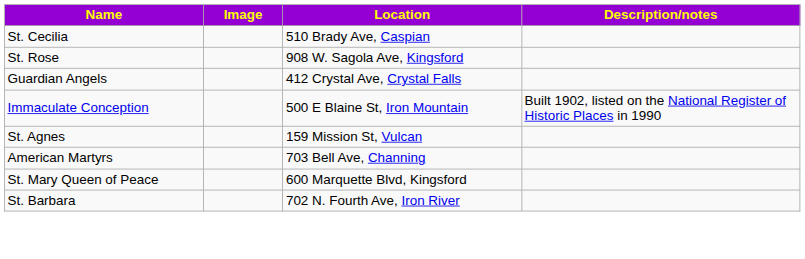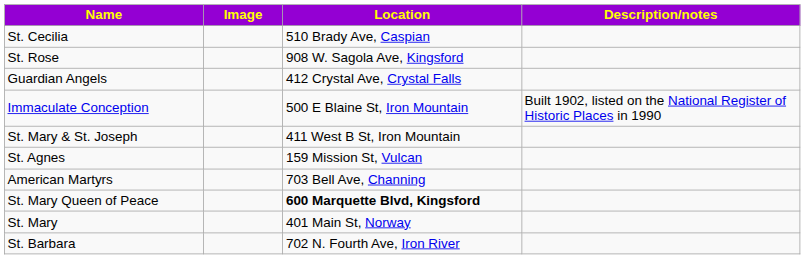+ row: (73, 136)
(376, 179) normal -> (383, 200) bold
+ row: (33, 222)
